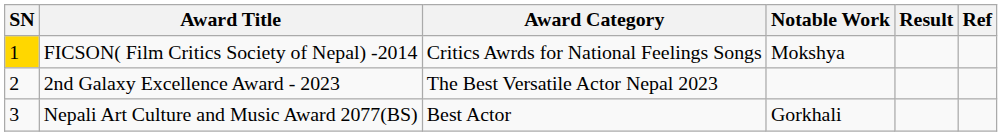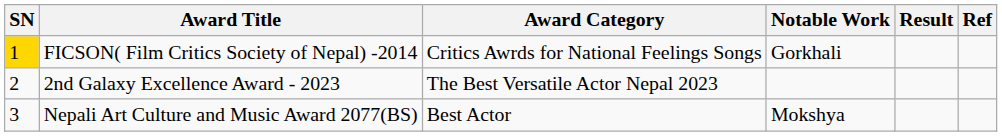(808, 51) Mokshya -> (806, 51) Gorkhali
(806, 114) Gorkhali -> (808, 114) Mokshya
